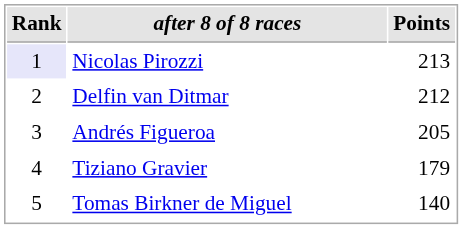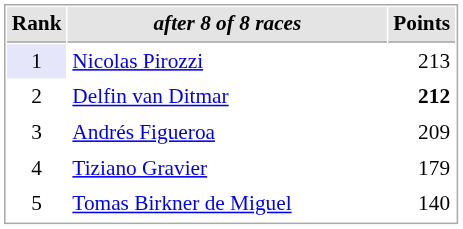(434, 96) normal -> (434, 96) bold
(434, 132) 205 -> (434, 132) 209
